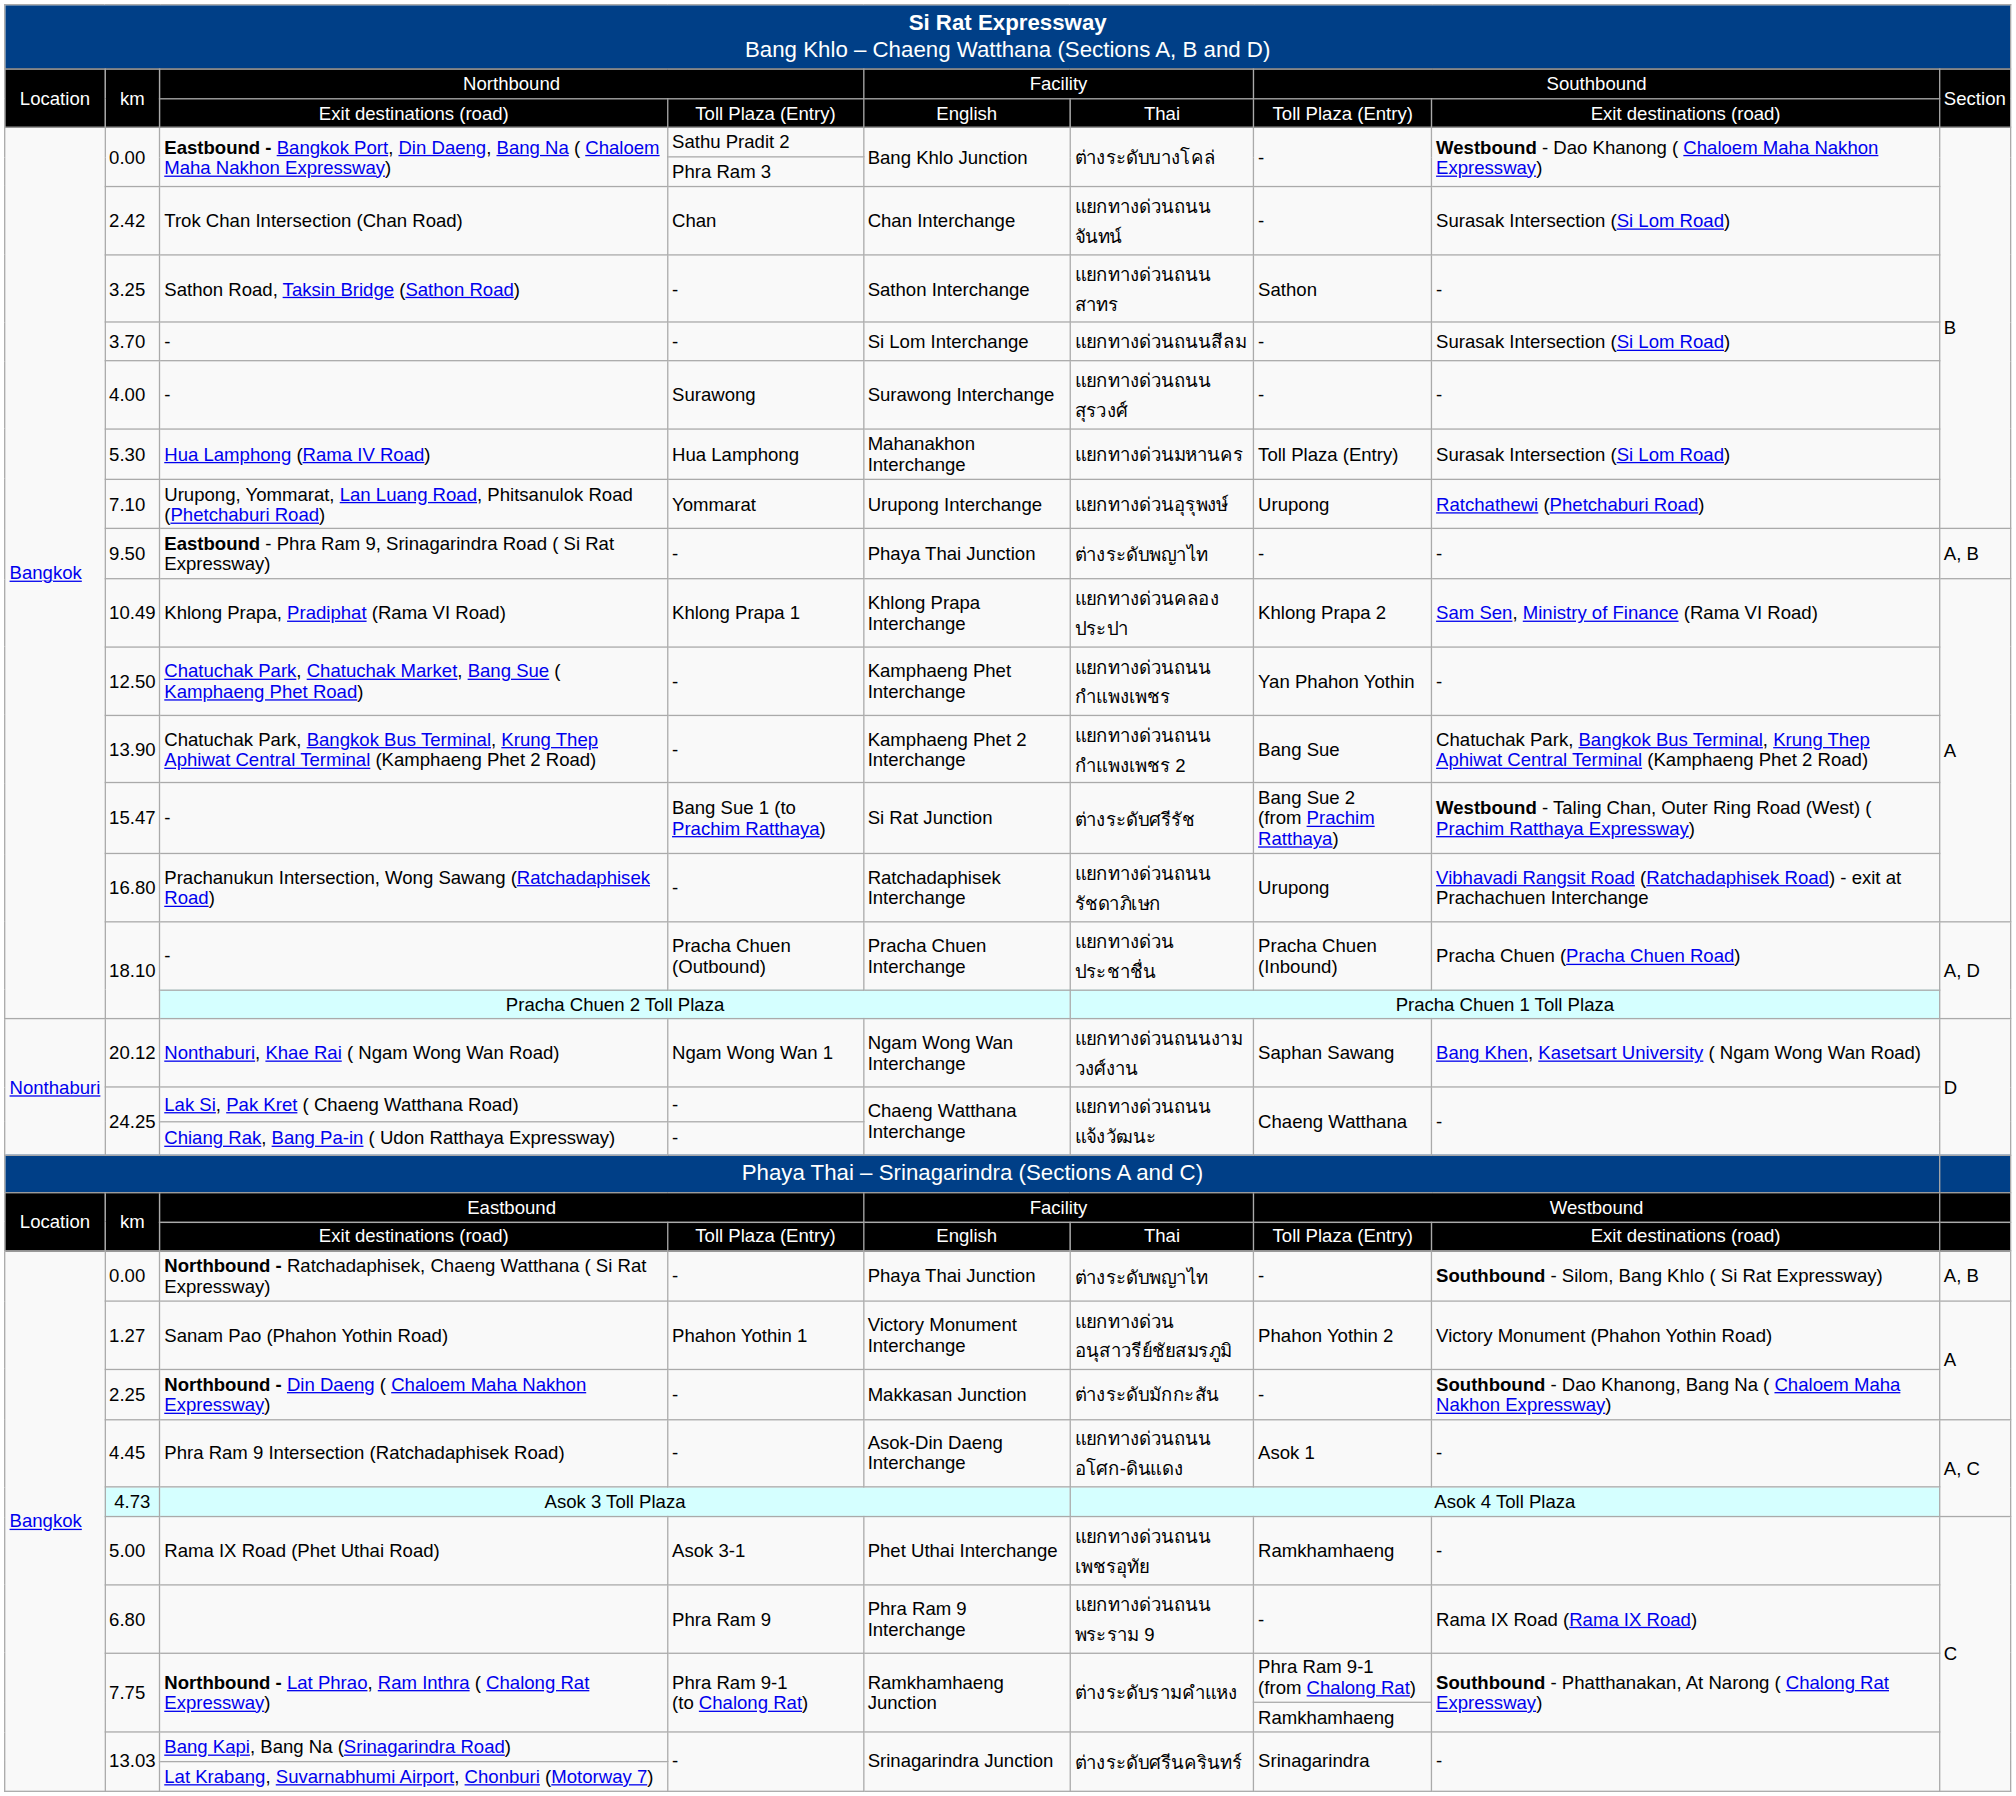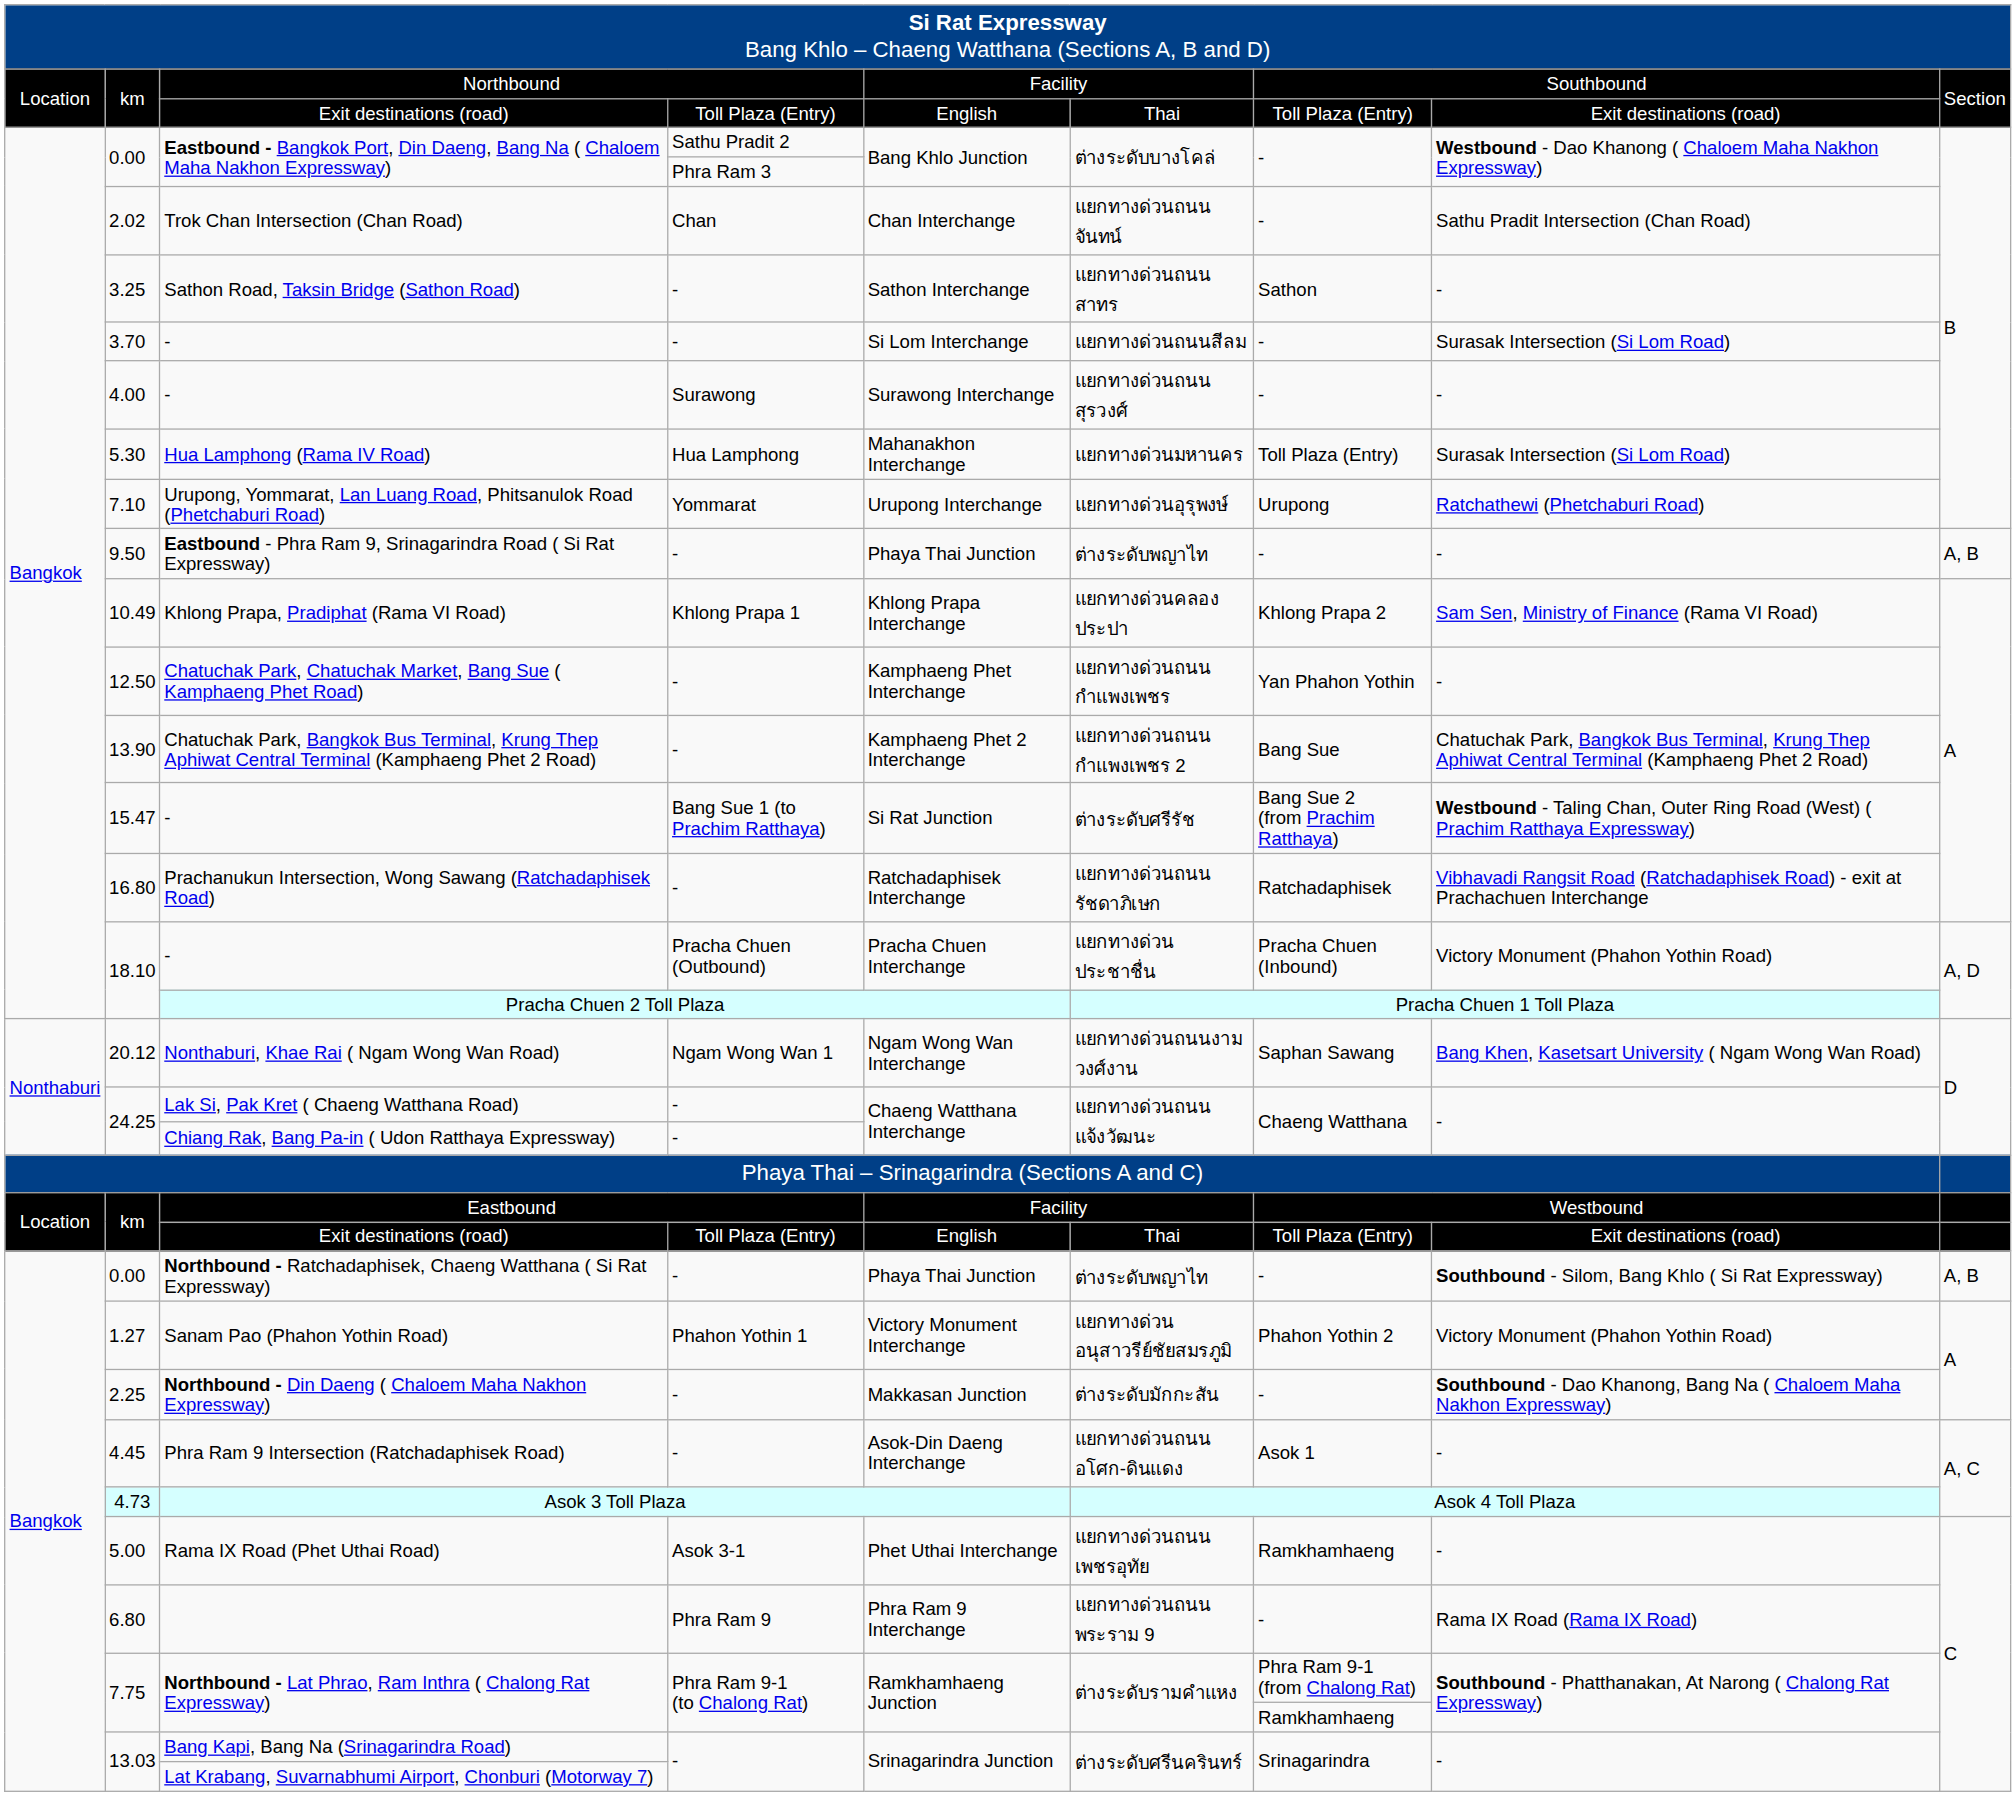(127, 221) 2.42 -> (127, 221) 2.02
(1583, 221) Surasak Intersection (Si Lom Road) -> (1593, 221) Sathu Pradit Intersection (Chan Road)
(1294, 888) Urupong -> (1325, 888) Ratchadaphisek
(1588, 956) Pracha Chuen (Pracha Chuen Road) -> (1604, 956) Victory Monument (Phahon Yothin Road)
